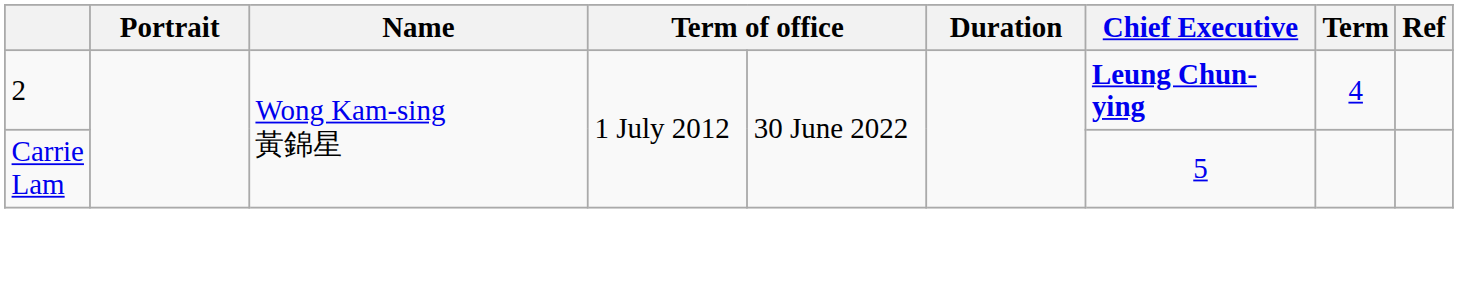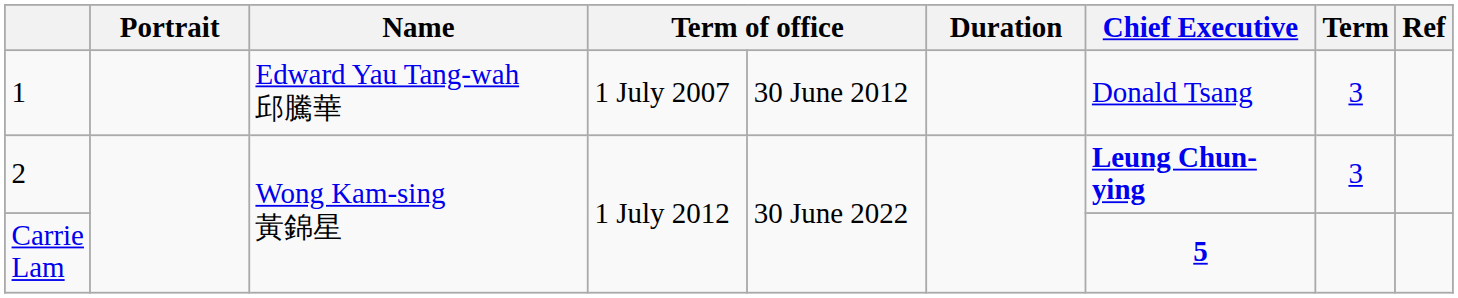+ row: (19, 92)
(1356, 89) 4 -> (1356, 173) 3
(1200, 168) normal -> (1200, 252) bold
